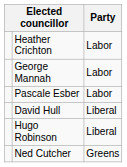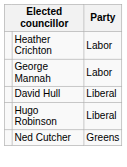- row: (47, 94)
